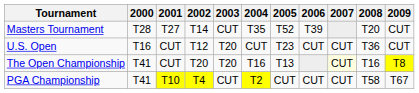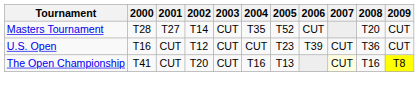(313, 30) T39 -> (313, 30) CUT
(228, 47) T20 -> (228, 47) CUT
(313, 47) CUT -> (313, 47) T39
(228, 63) T20 -> (228, 63) CUT
- row: (53, 80)
